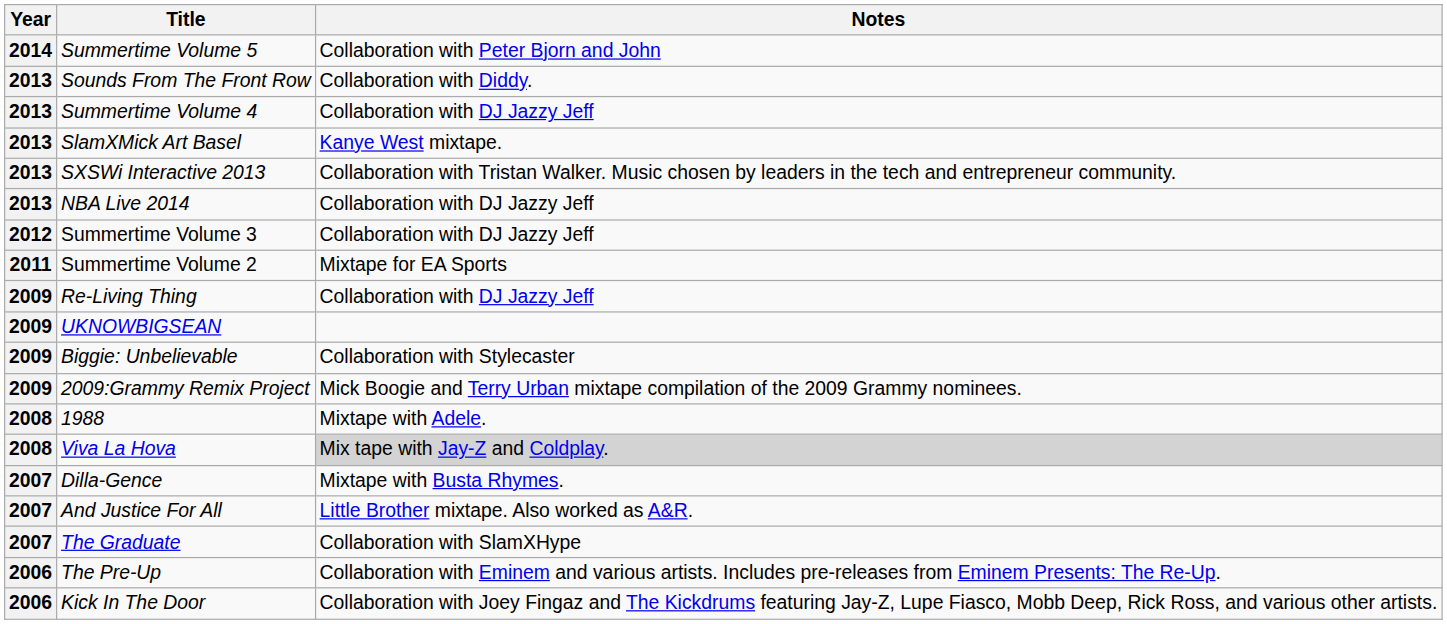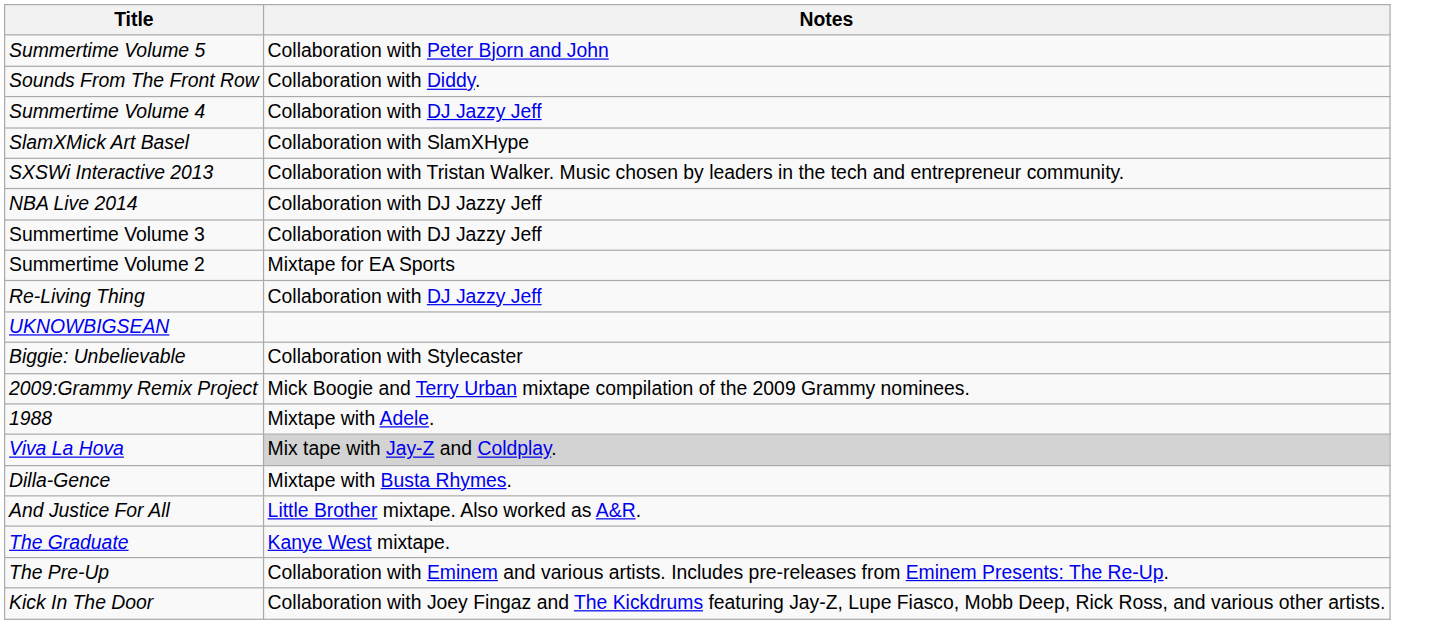- column: (31, 19)
(411, 142) Kanye West mixtape. -> (398, 142) Collaboration with SlamXHype
(450, 541) Collaboration with SlamXHype -> (359, 541) Kanye West mixtape.
